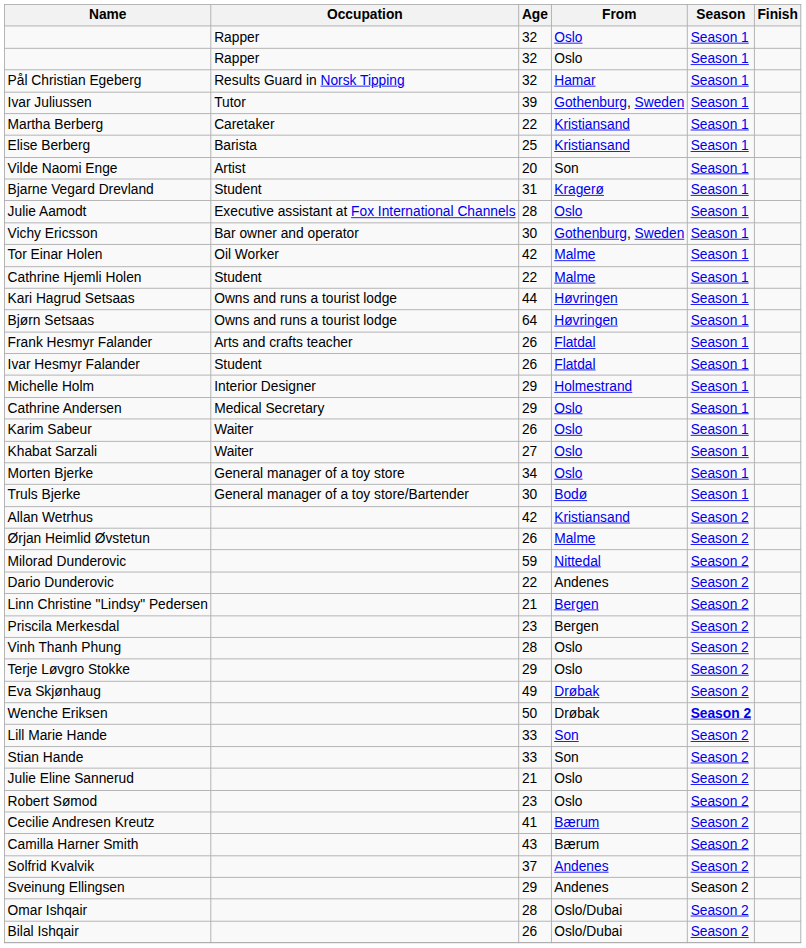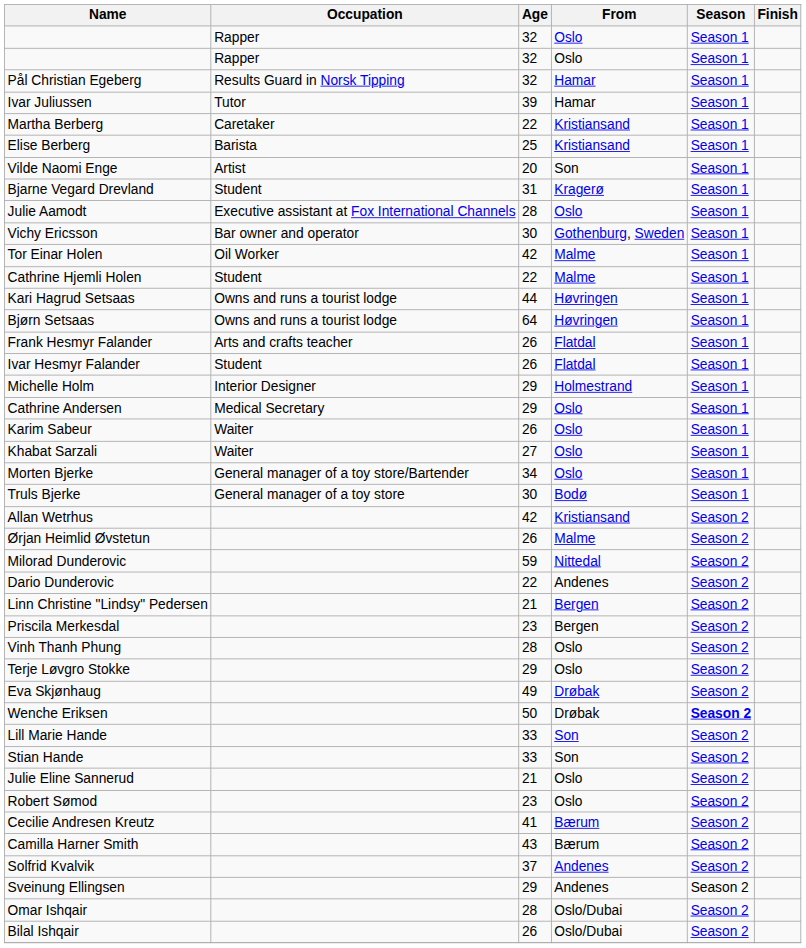(619, 102) Gothenburg, Sweden -> (575, 102) Hamar
(309, 473) General manager of a toy store -> (342, 473) General manager of a toy store/Bartender
(342, 495) General manager of a toy store/Bartender -> (309, 495) General manager of a toy store
